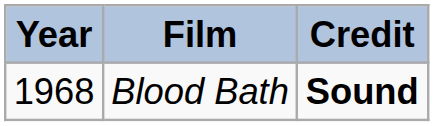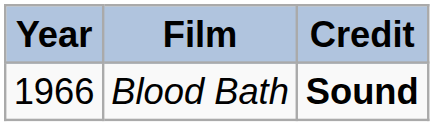(54, 92) 1968 -> (54, 92) 1966
